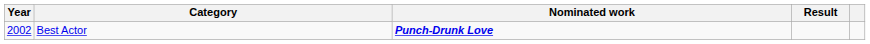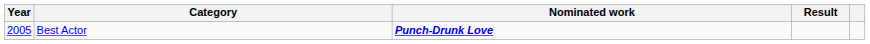(19, 30) 2002 -> (19, 30) 2005
